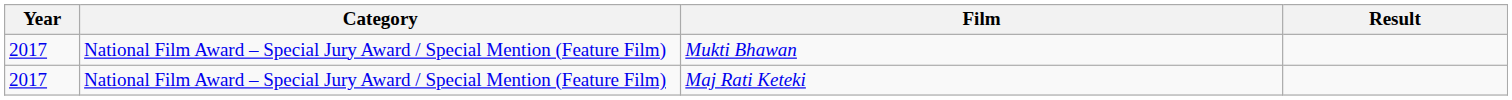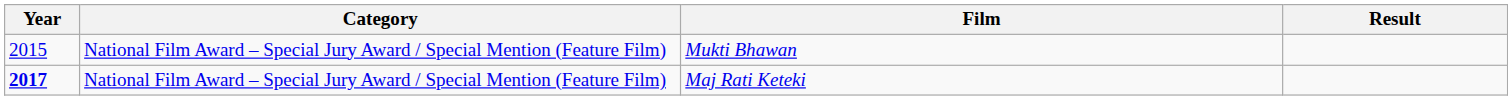(28, 49) 2017 -> (28, 49) 2015
(28, 79) normal -> (28, 79) bold
